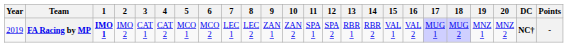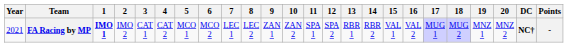(15, 29) 2019 -> (15, 29) 2021
